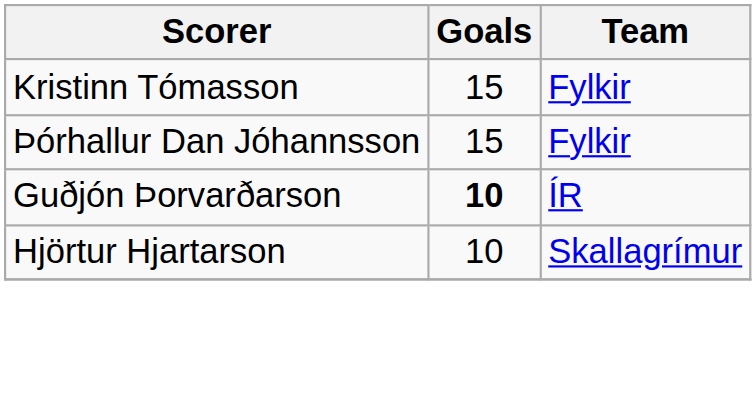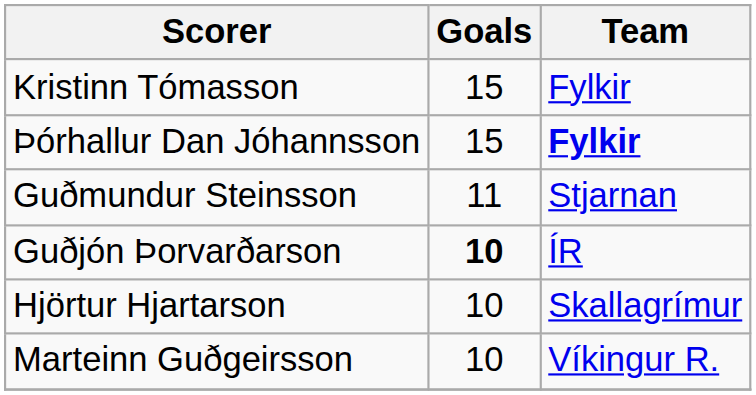(590, 141) normal -> (594, 141) bold
+ row: (185, 196)
+ row: (183, 360)
